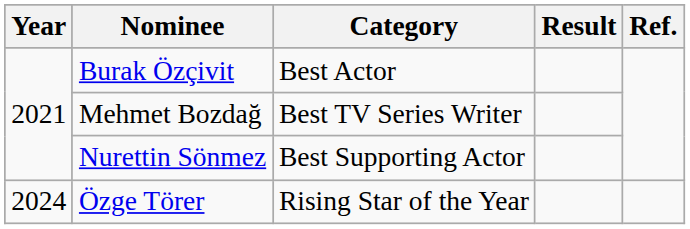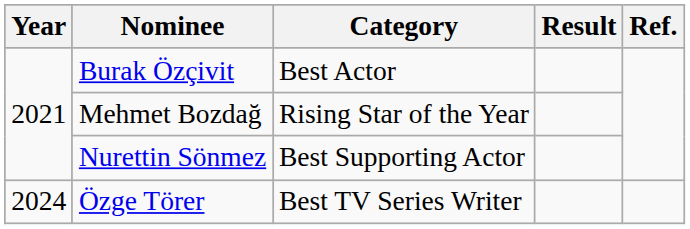(400, 113) Best TV Series Writer -> (404, 113) Rising Star of the Year
(404, 200) Rising Star of the Year -> (400, 200) Best TV Series Writer
